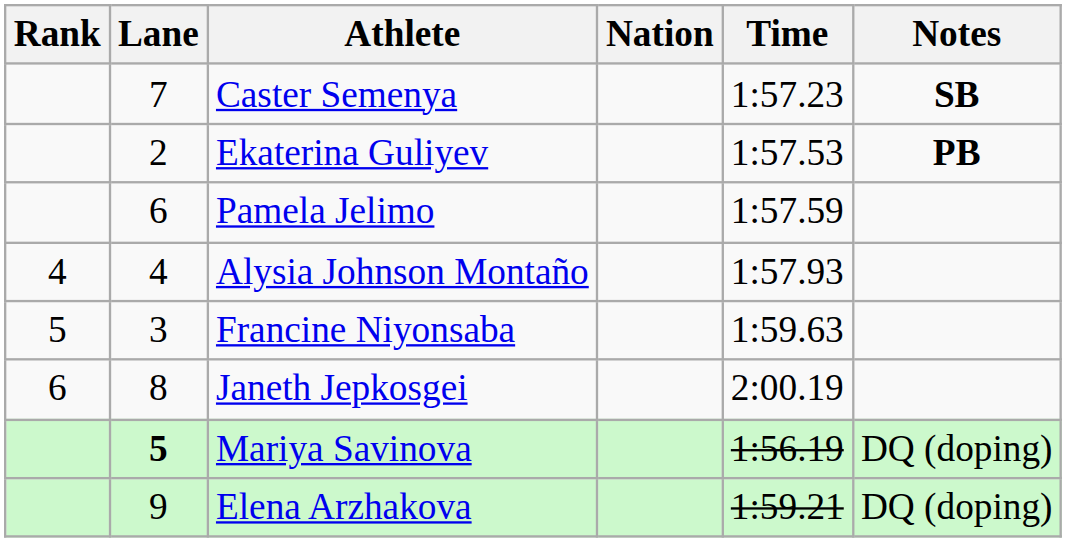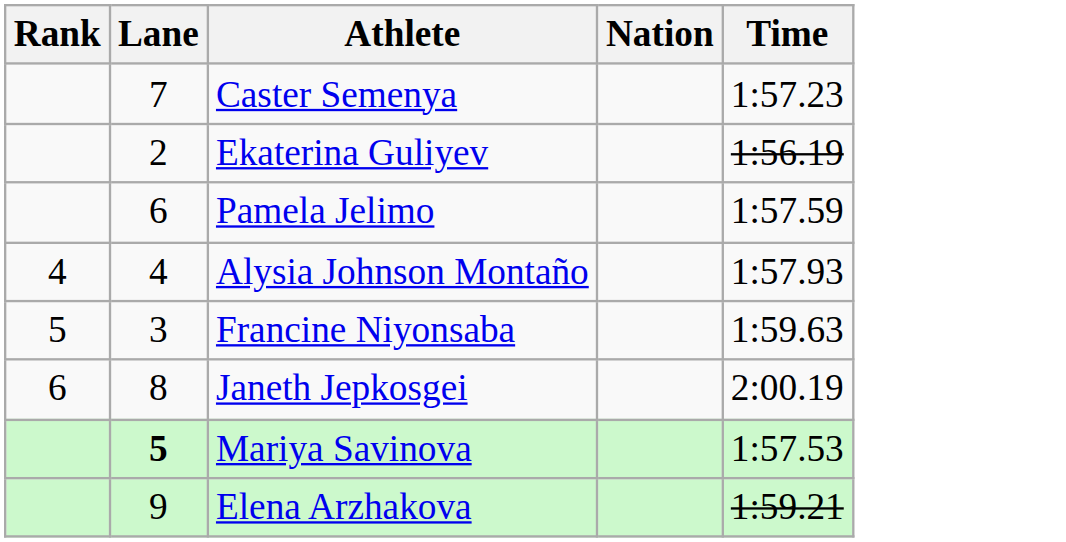- column: (957, 34)
(787, 152) 1:57.53 -> (787, 152) 1:56.19
(787, 447) 1:56.19 -> (787, 447) 1:57.53
